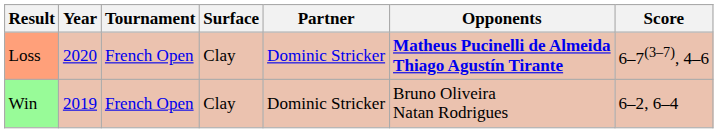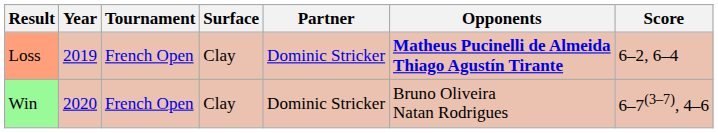(80, 55) 2020 -> (80, 55) 2019
(664, 55) 6–7(3–7), 4–6 -> (648, 55) 6–2, 6–4
(80, 102) 2019 -> (80, 102) 2020
(648, 102) 6–2, 6–4 -> (664, 102) 6–7(3–7), 4–6
